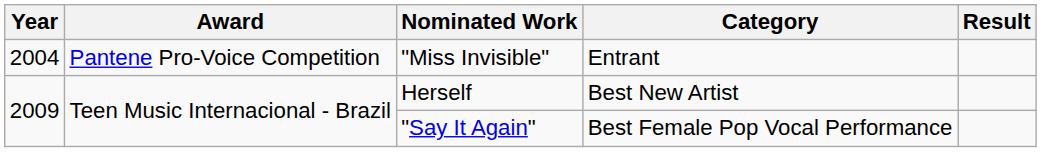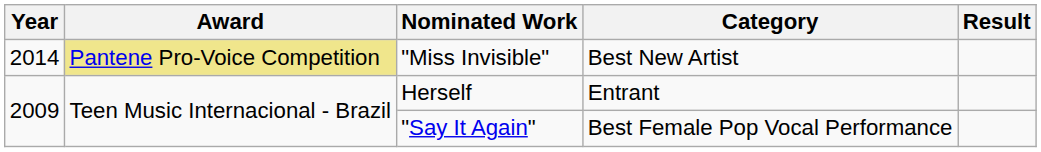(35, 57) 2004 -> (35, 57) 2014
(225, 57) no background -> (225, 57) khaki background
(624, 57) Entrant -> (663, 57) Best New Artist
(663, 92) Best New Artist -> (624, 92) Entrant
